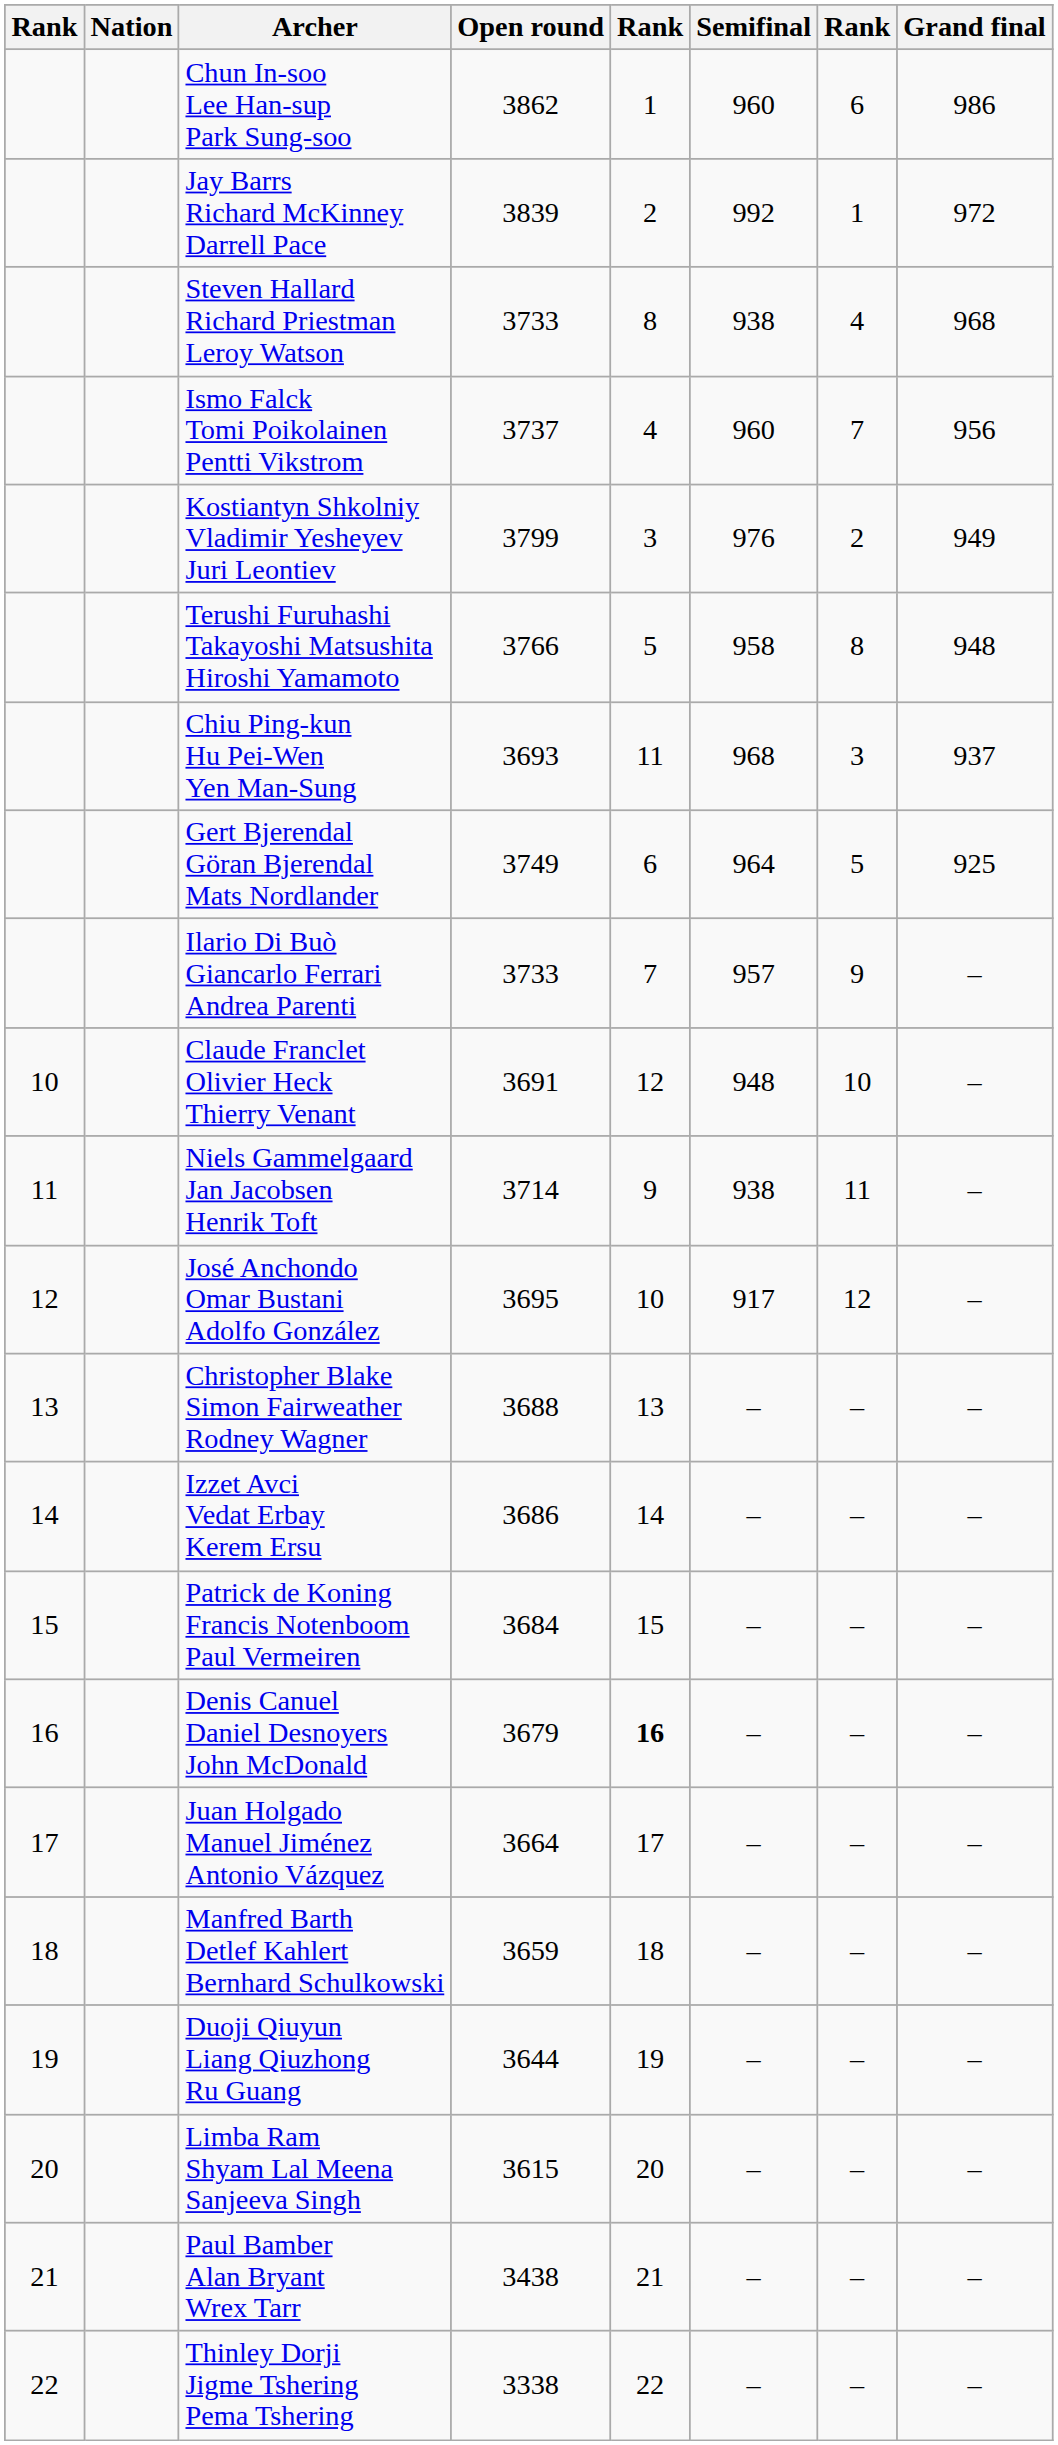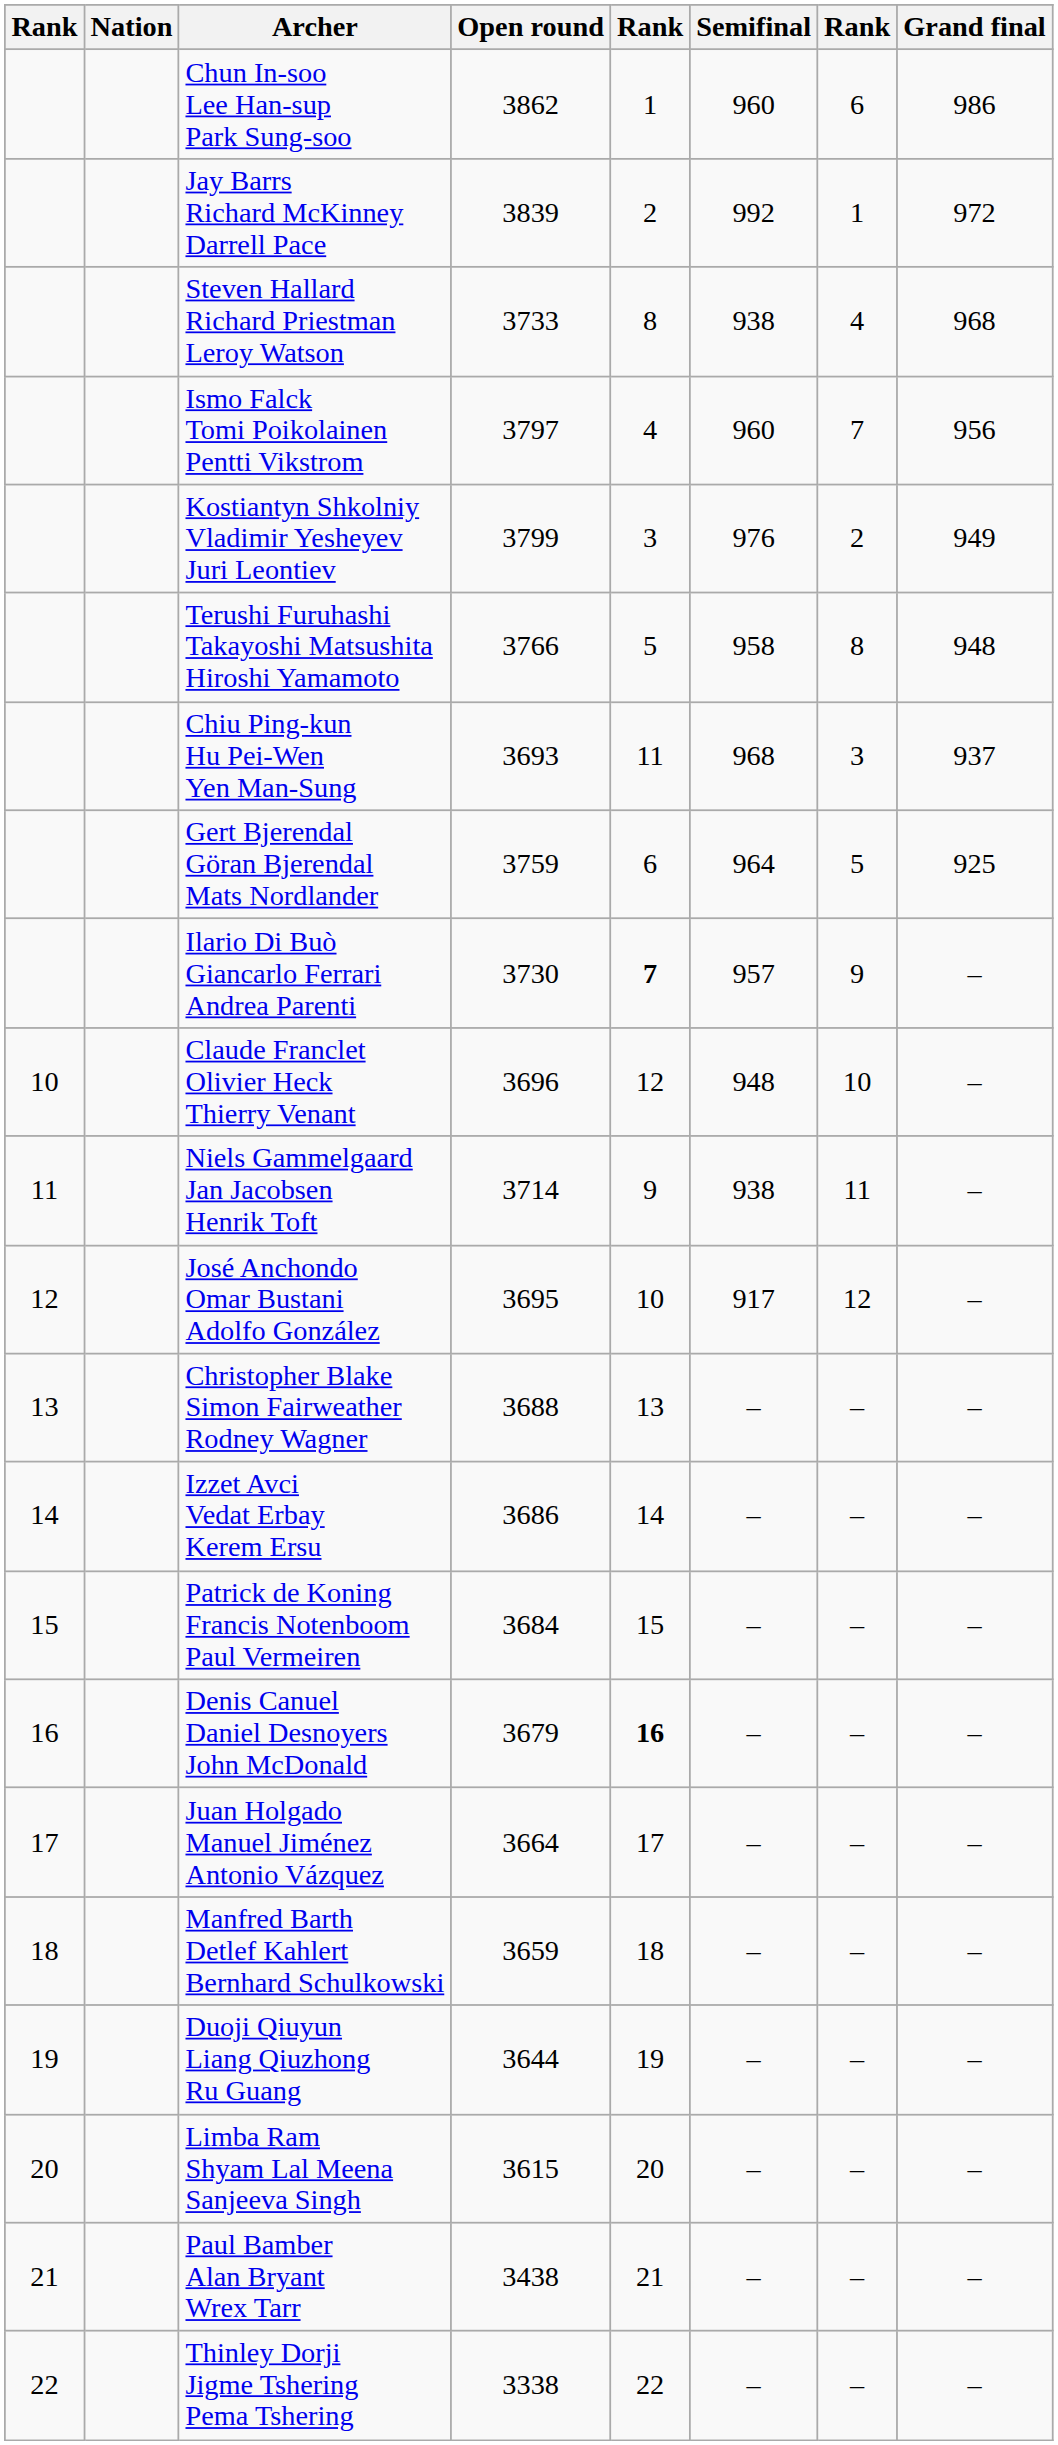(531, 429) 3737 -> (531, 429) 3797
(531, 864) 3749 -> (531, 864) 3759
(531, 972) 3733 -> (531, 972) 3730
(650, 972) normal -> (650, 972) bold
(531, 1081) 3691 -> (531, 1081) 3696
